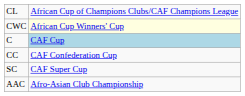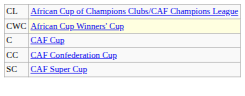(47, 41) lightblue background -> (47, 41) no background
- row: (16, 84)
